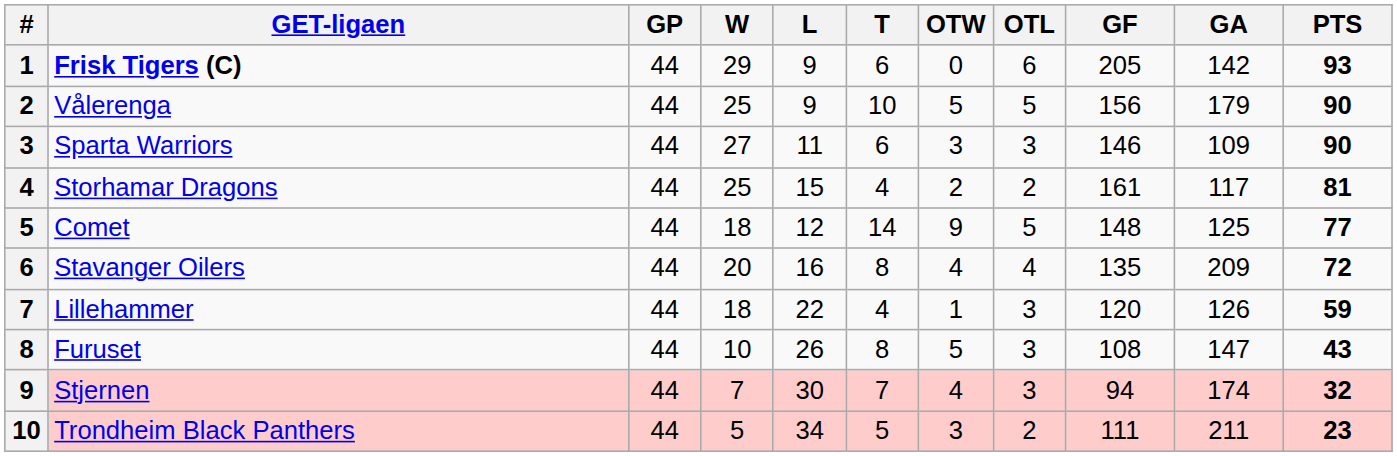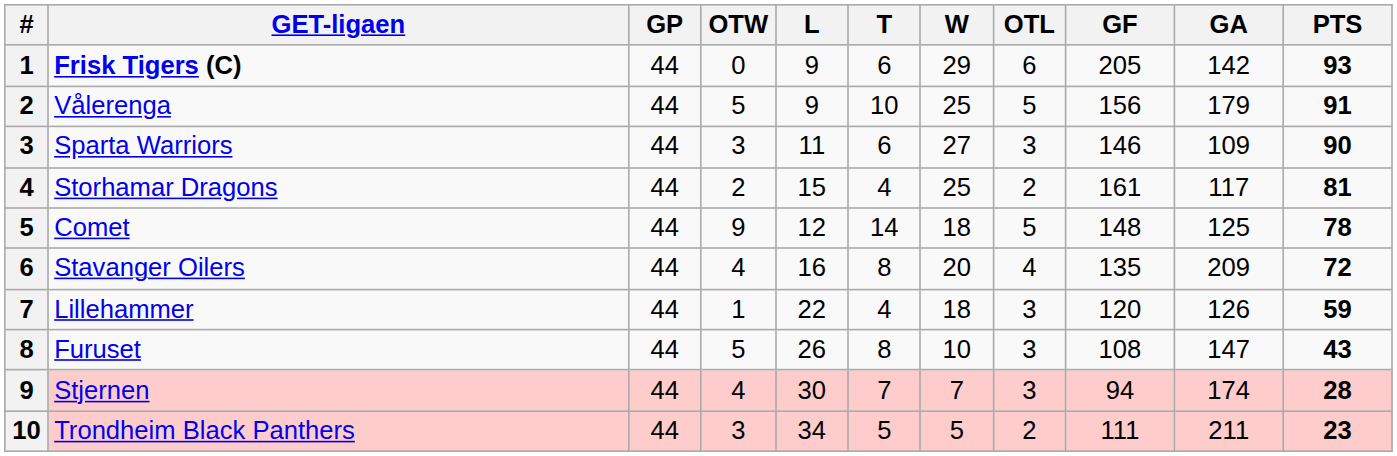columns swapped: (737, 24) <-> (956, 24)
(1338, 106) 90 -> (1338, 106) 91
(1338, 227) 77 -> (1338, 227) 78
(1338, 390) 32 -> (1338, 390) 28
